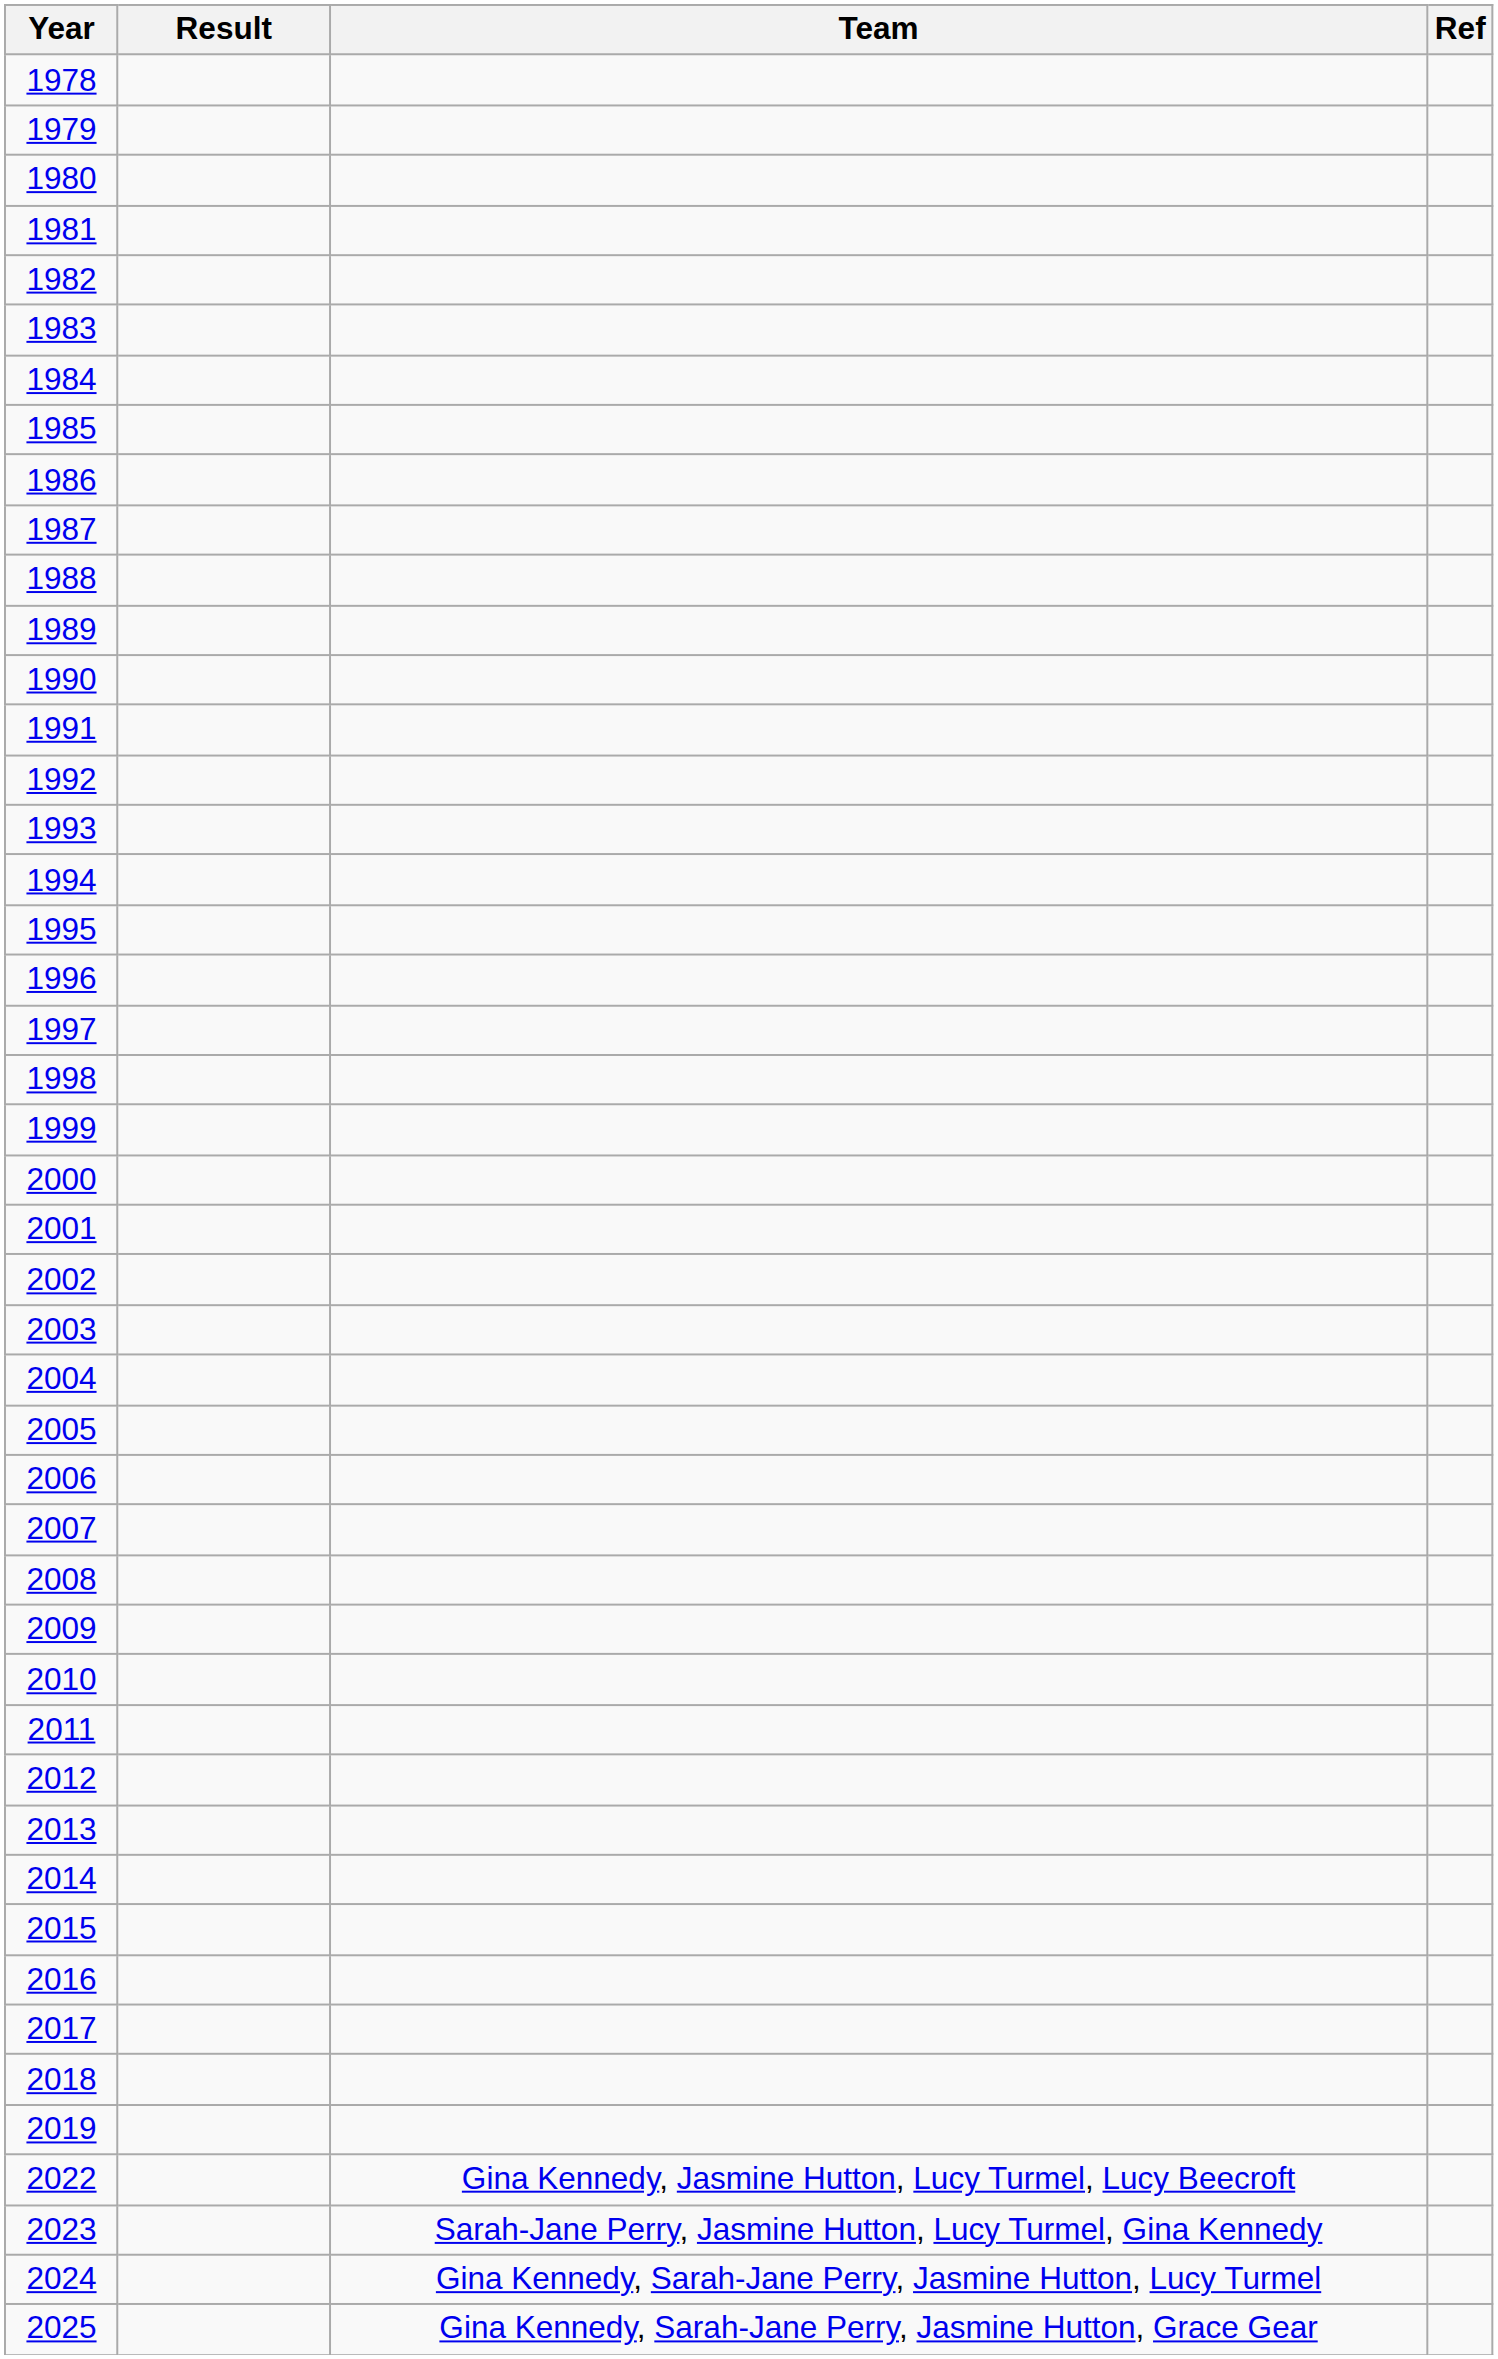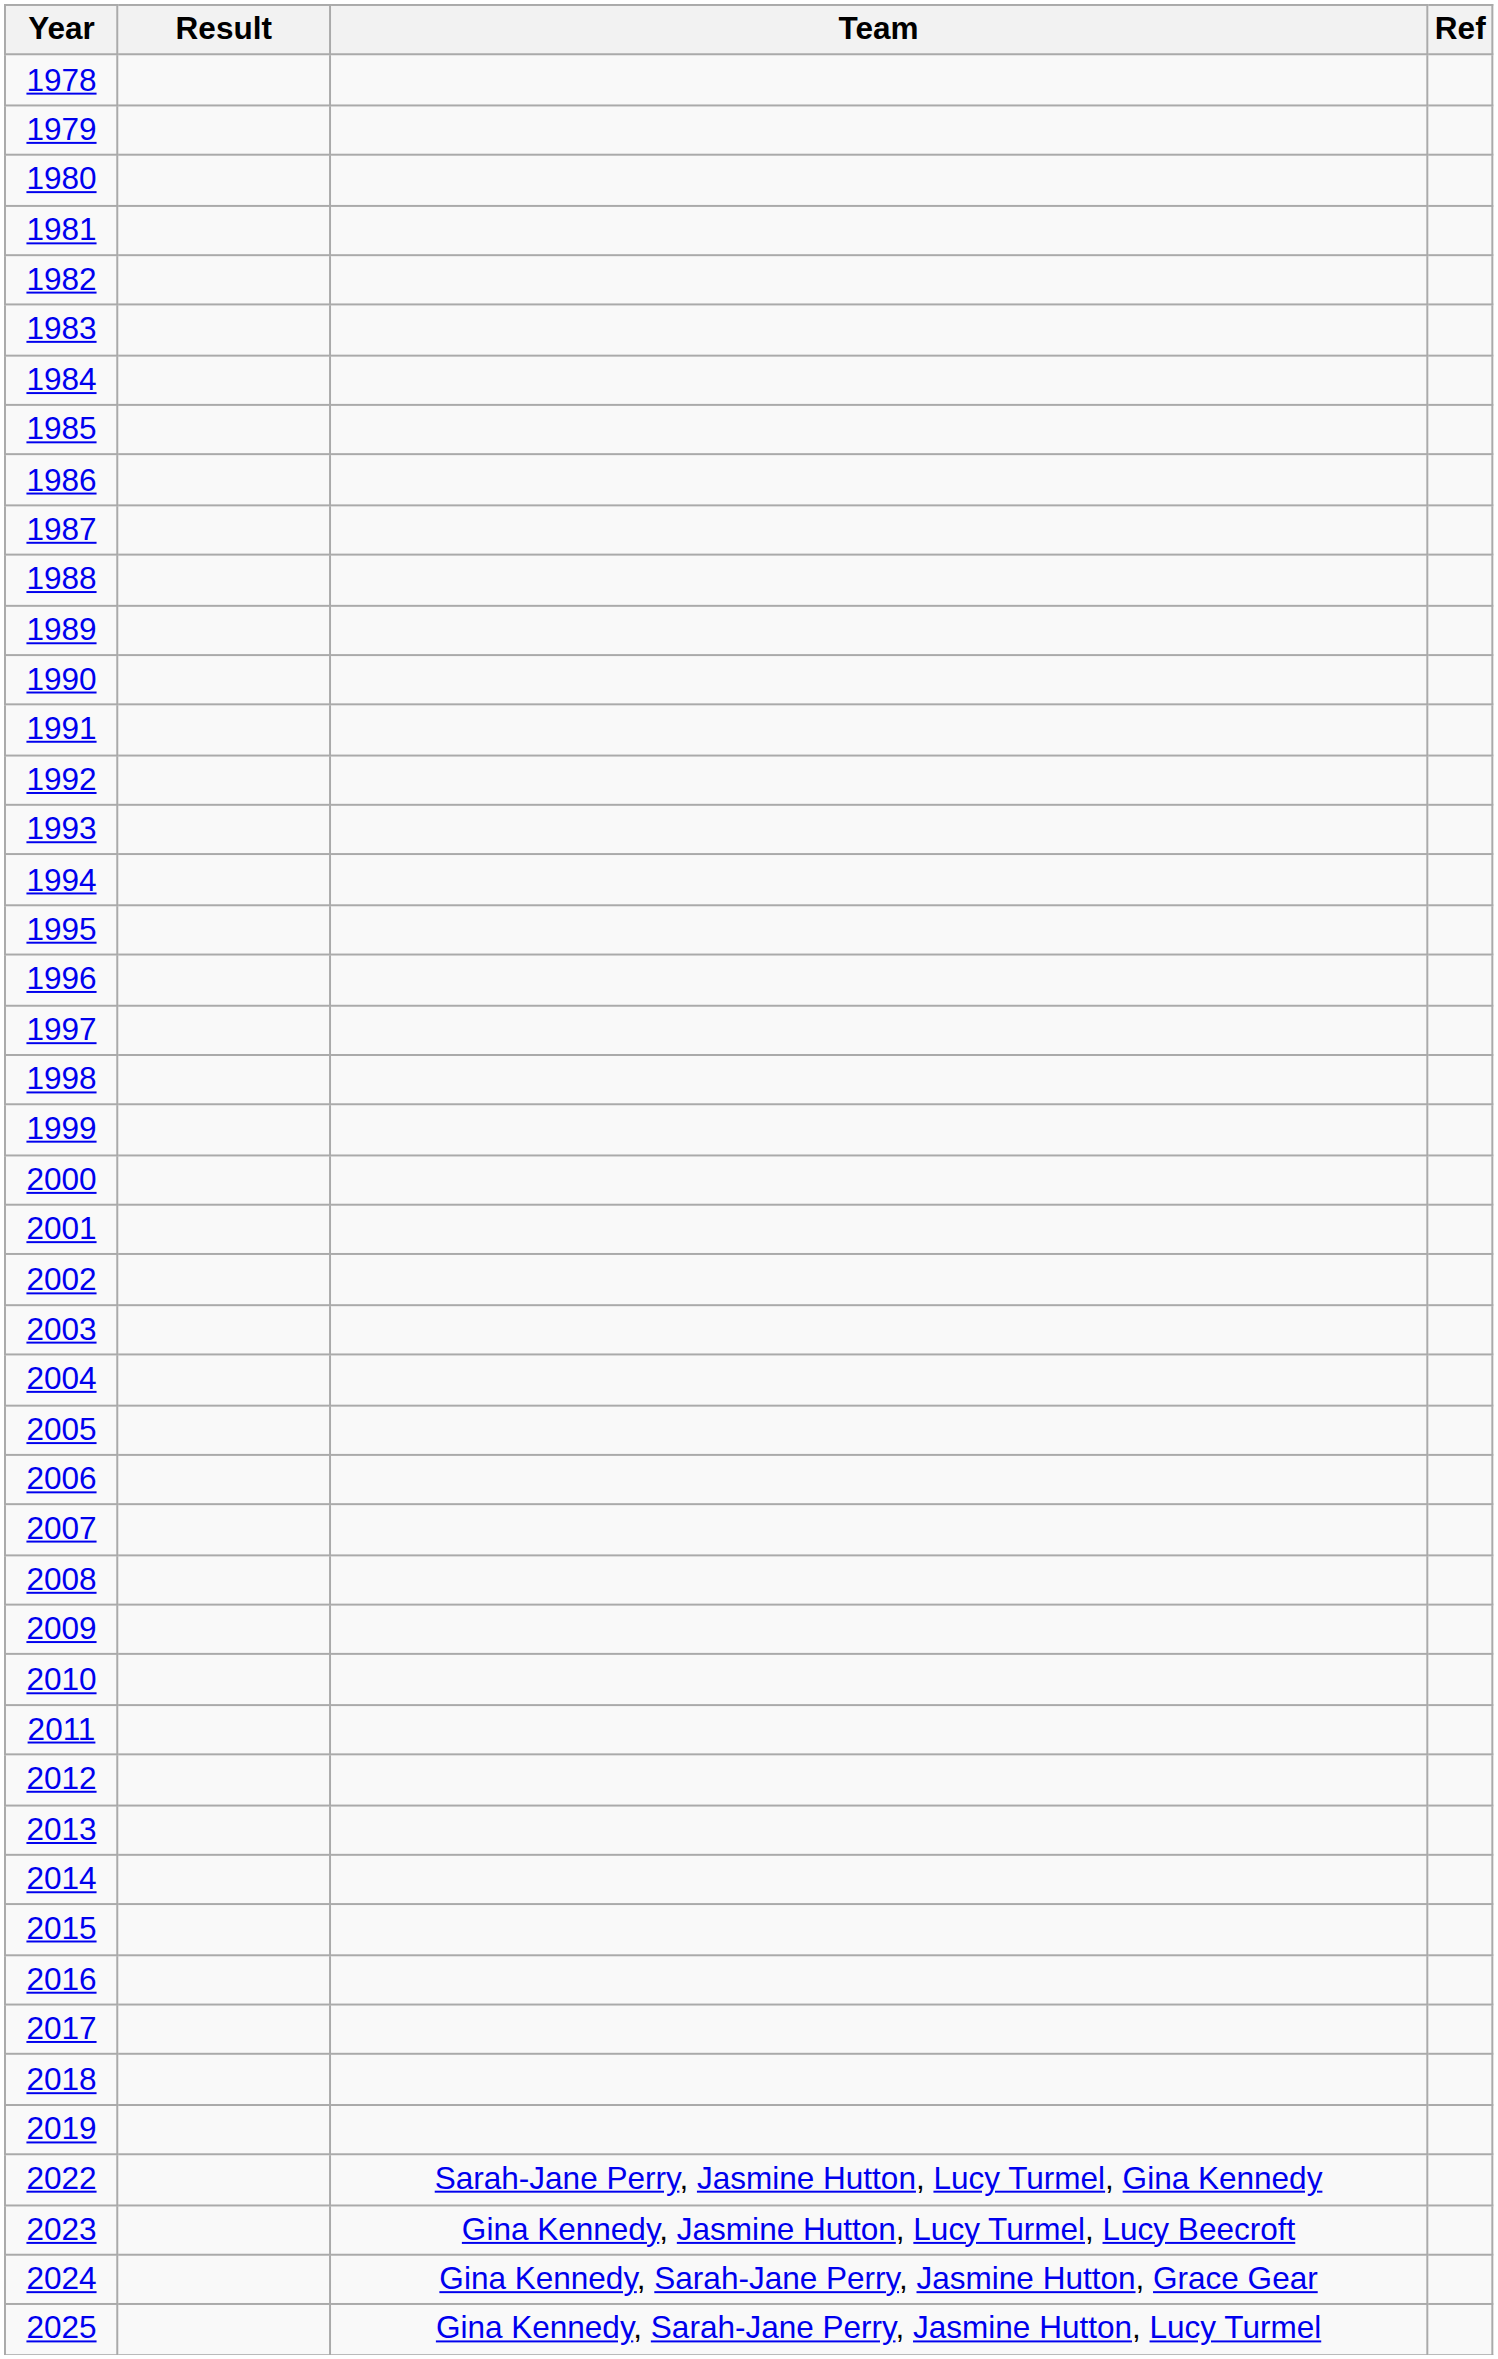(879, 2179) Gina Kennedy, Jasmine Hutton, Lucy Turmel, Lucy Beecroft -> (879, 2179) Sarah-Jane Perry, Jasmine Hutton, Lucy Turmel, Gina Kennedy
(879, 2228) Sarah-Jane Perry, Jasmine Hutton, Lucy Turmel, Gina Kennedy -> (879, 2228) Gina Kennedy, Jasmine Hutton, Lucy Turmel, Lucy Beecroft
(879, 2278) Gina Kennedy, Sarah-Jane Perry, Jasmine Hutton, Lucy Turmel -> (879, 2278) Gina Kennedy, Sarah-Jane Perry, Jasmine Hutton, Grace Gear
(879, 2328) Gina Kennedy, Sarah-Jane Perry, Jasmine Hutton, Grace Gear -> (879, 2328) Gina Kennedy, Sarah-Jane Perry, Jasmine Hutton, Lucy Turmel
